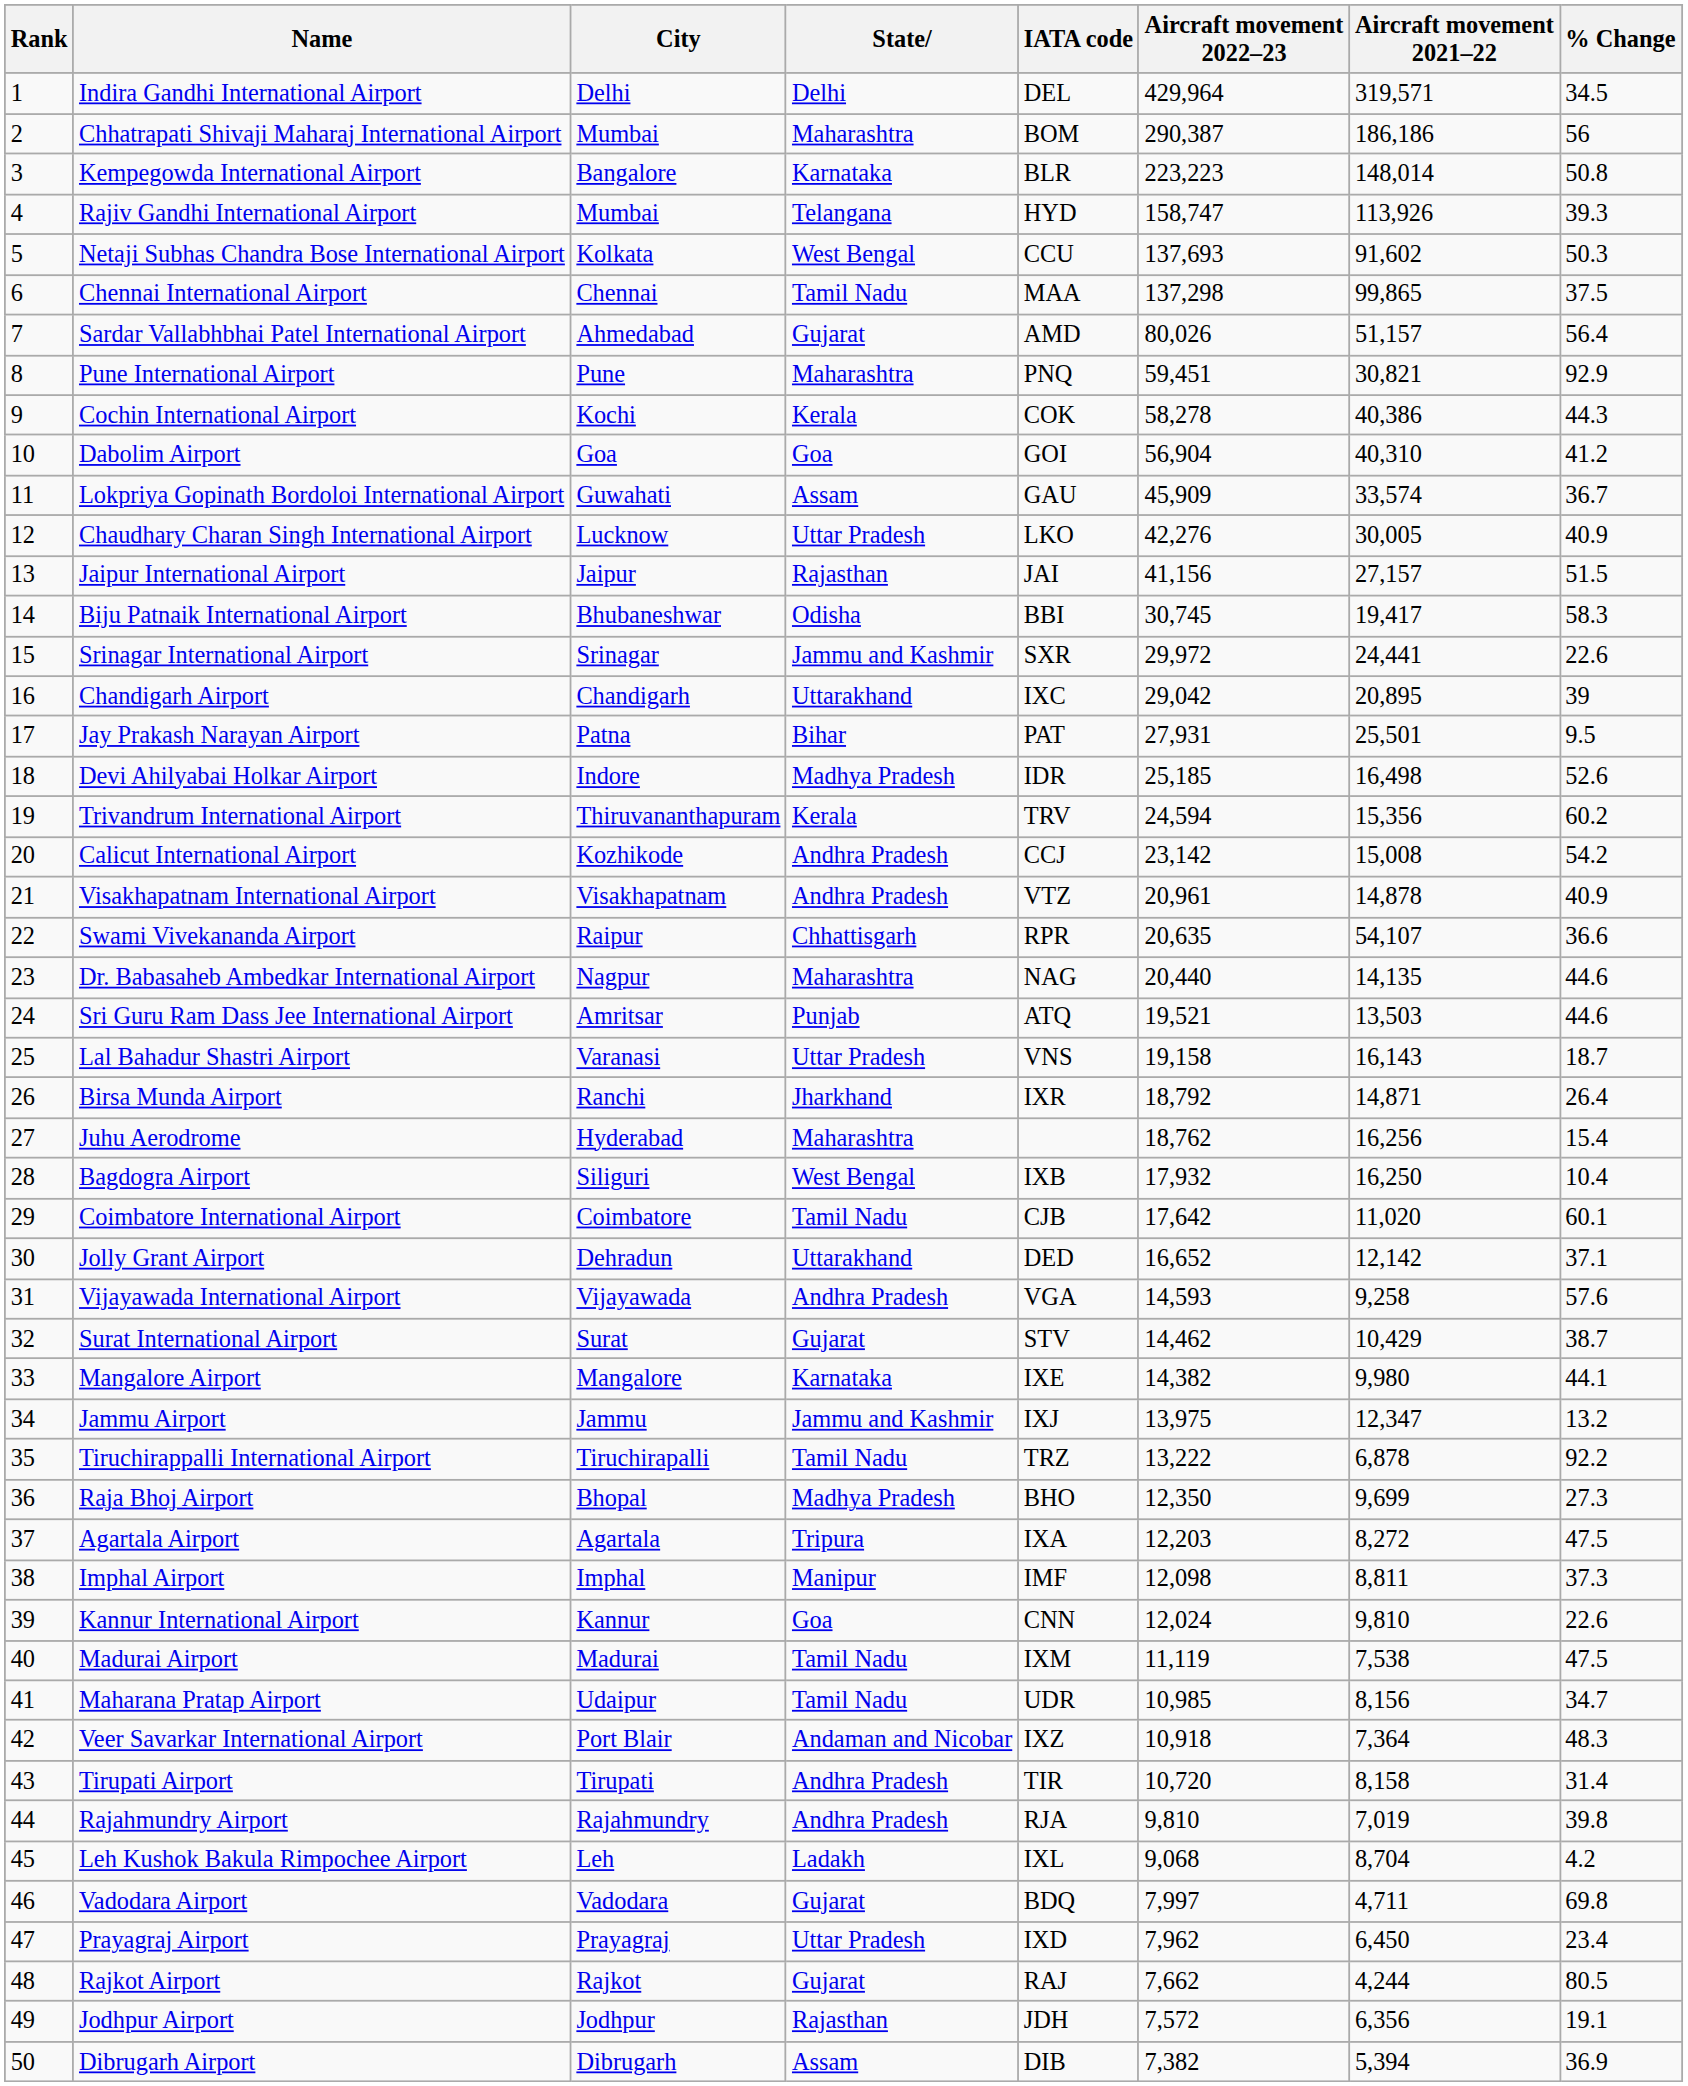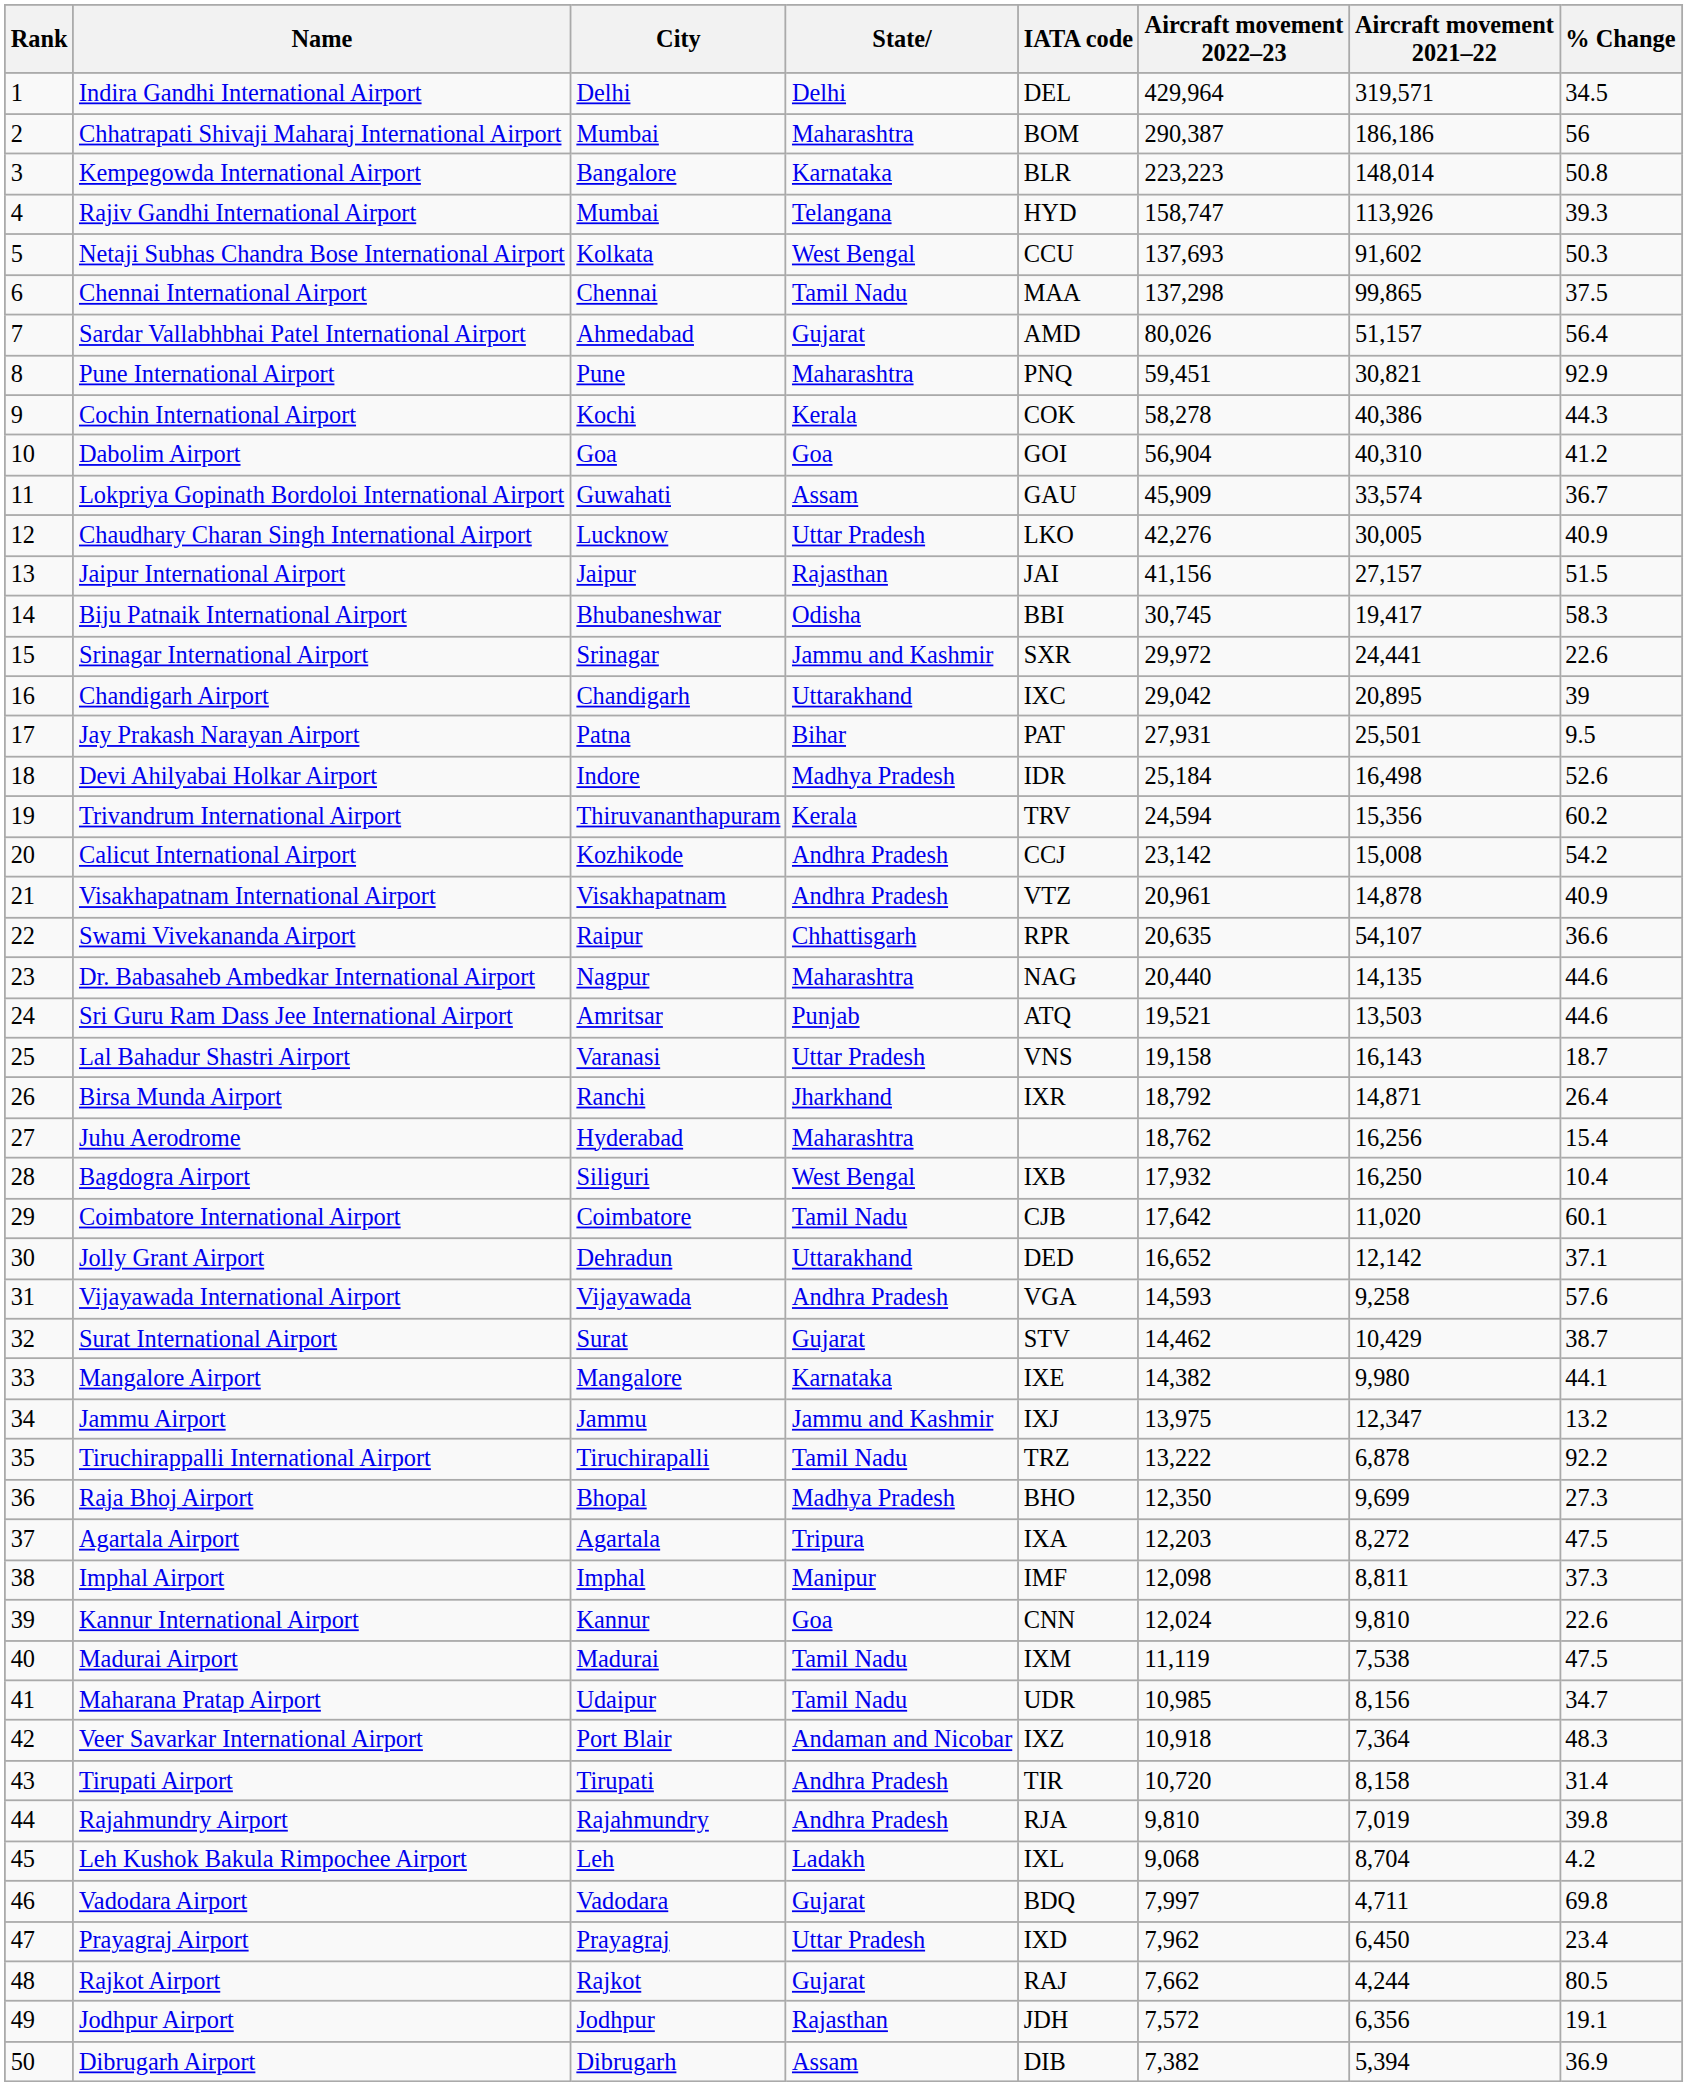(1178, 775) 25,185 -> (1178, 775) 25,184
